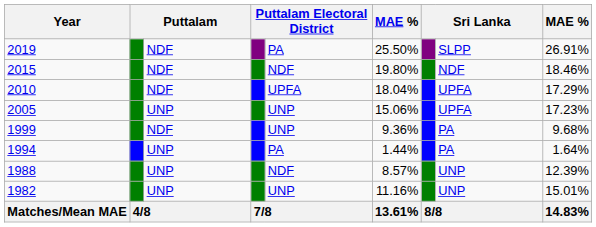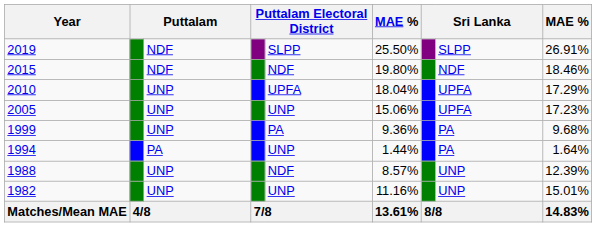(276, 49) PA -> (284, 49) SLPP
(160, 89) NDF -> (160, 89) UNP
(160, 130) NDF -> (160, 130) UNP
(281, 130) UNP -> (276, 130) PA
(160, 150) UNP -> (155, 150) PA
(276, 150) PA -> (281, 150) UNP
